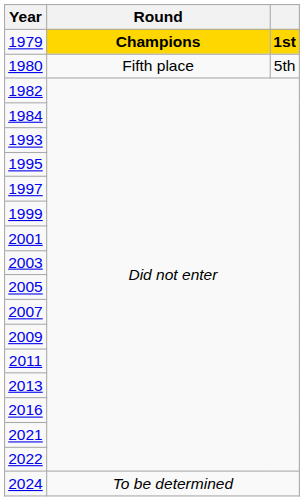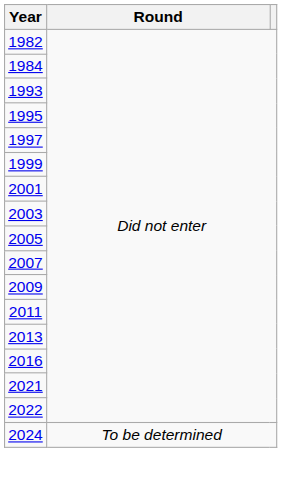- row: (25, 42)
- row: (25, 66)
